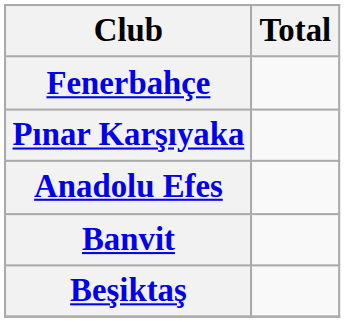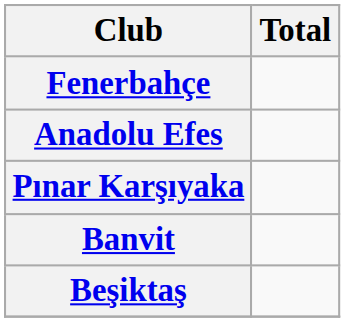rows swapped: (128, 186) <-> (128, 134)
